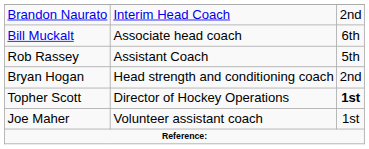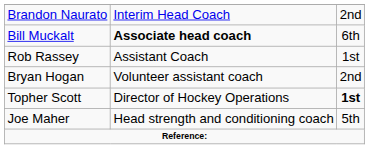(178, 35) normal -> (182, 35) bold
(351, 56) 5th -> (351, 56) 1st
(224, 77) Head strength and conditioning coach -> (188, 77) Volunteer assistant coach
(188, 118) Volunteer assistant coach -> (224, 118) Head strength and conditioning coach
(351, 118) 1st -> (351, 118) 5th
